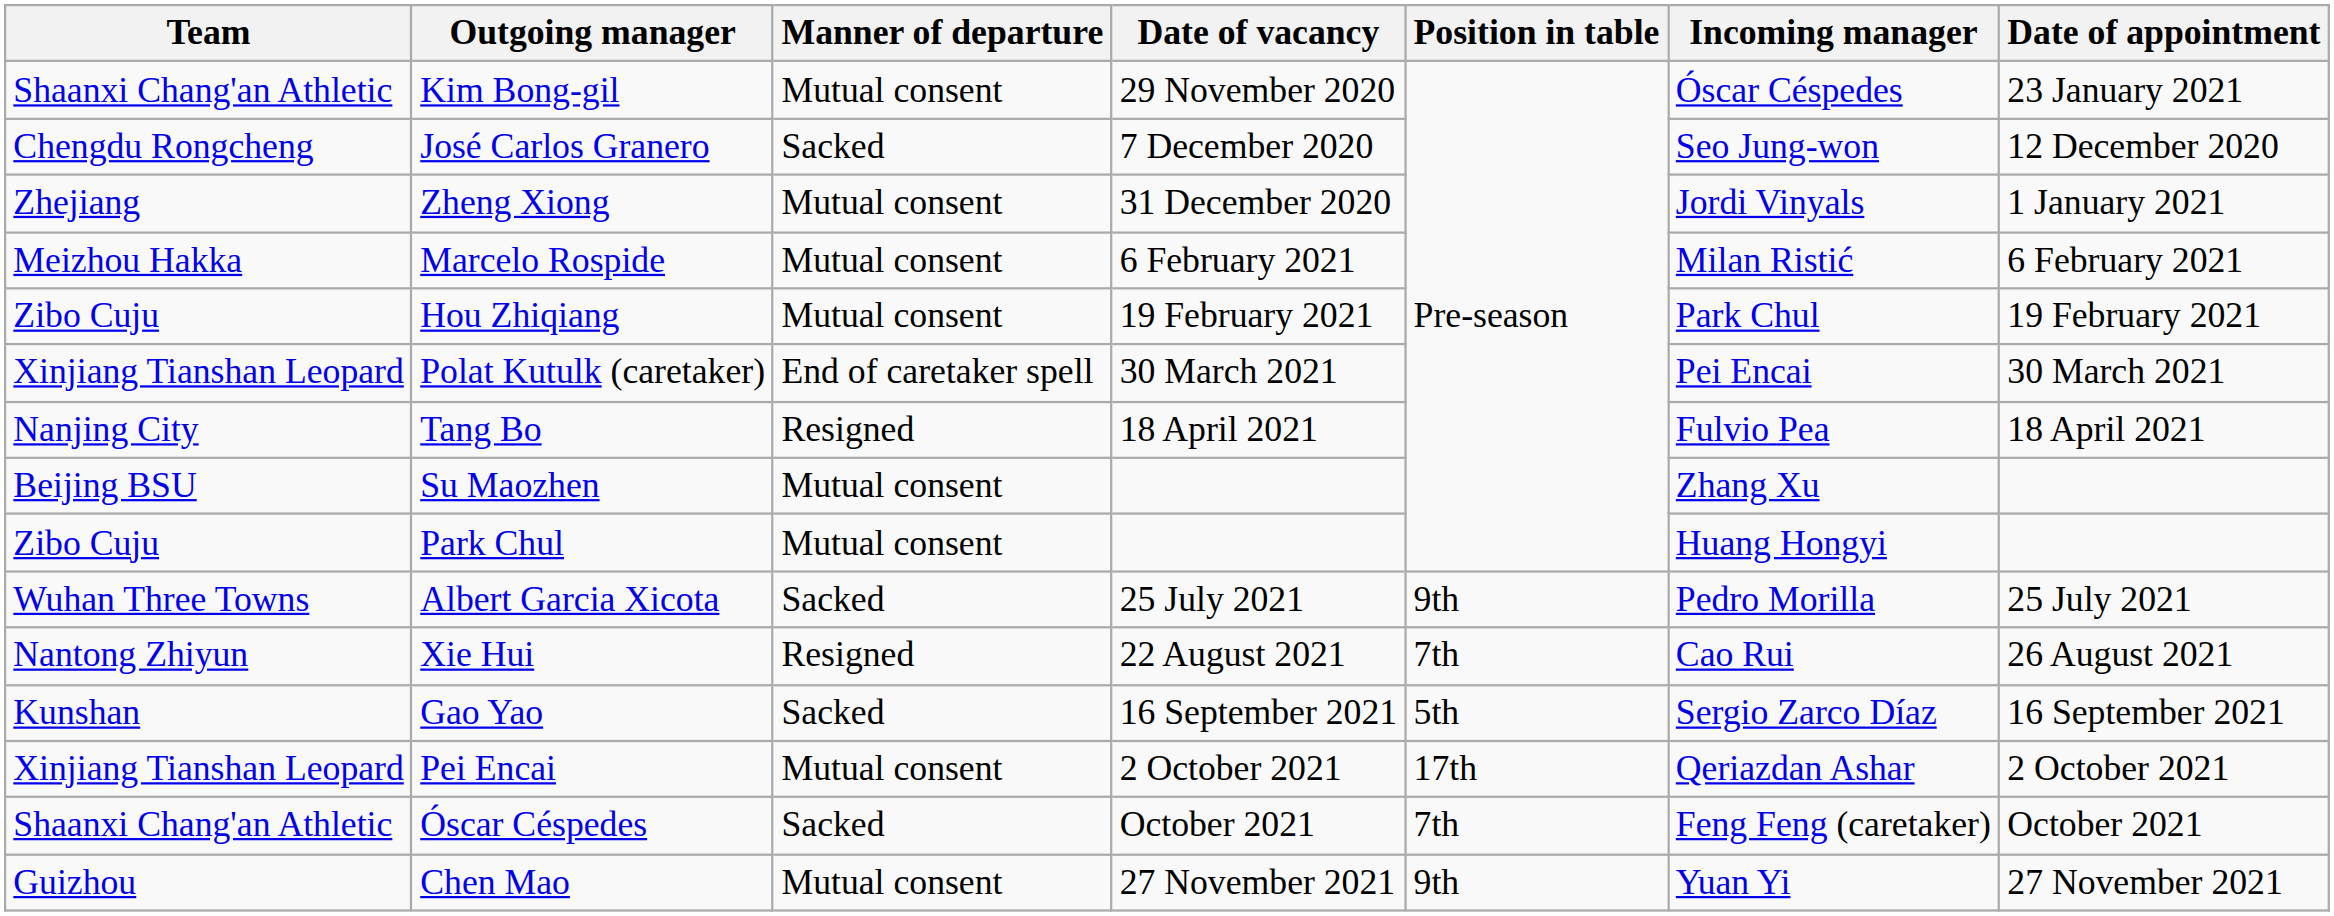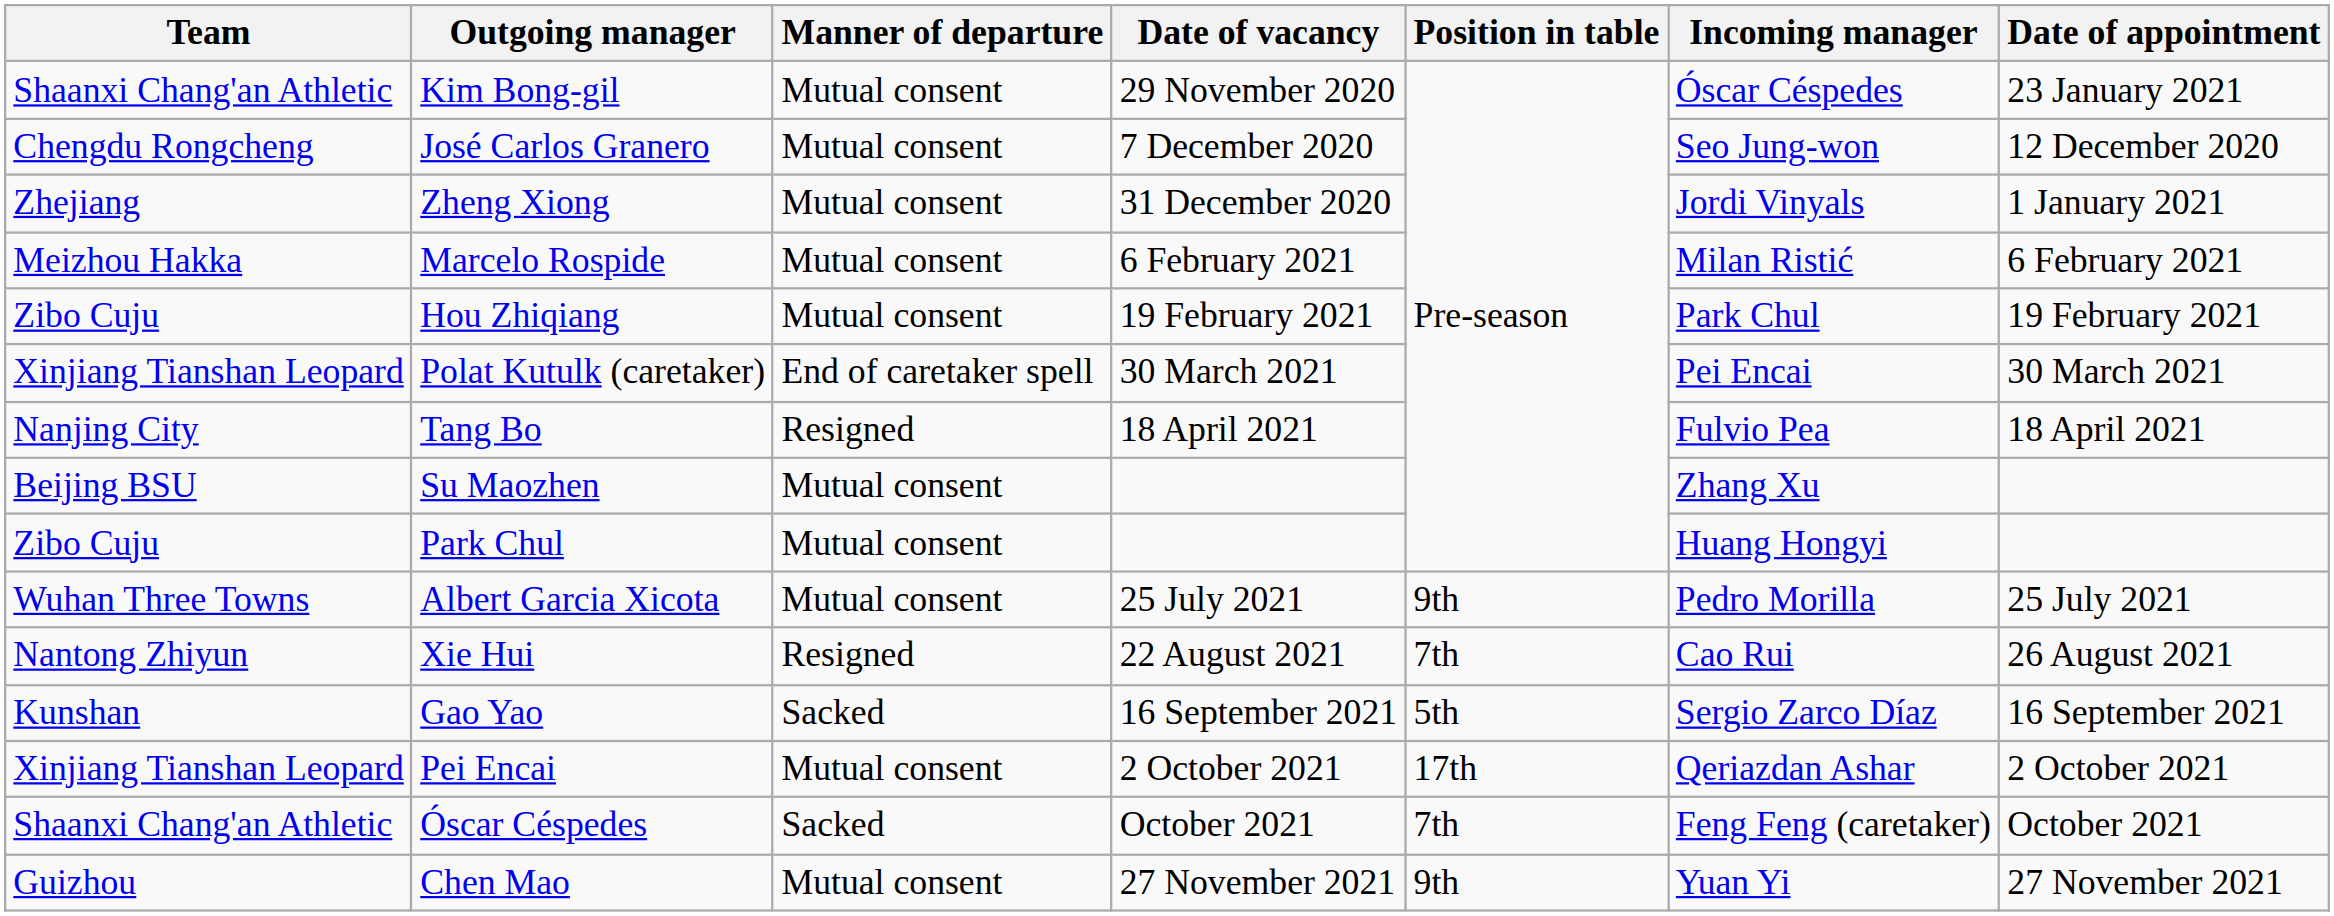(833, 145) Sacked -> (892, 145) Mutual consent
(833, 598) Sacked -> (892, 598) Mutual consent
